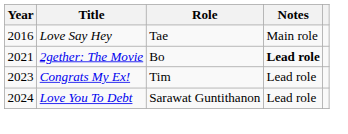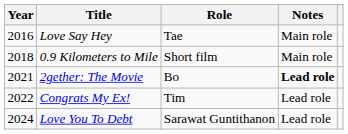+ row: (99, 56)
(21, 77) 2023 -> (21, 98) 2022
